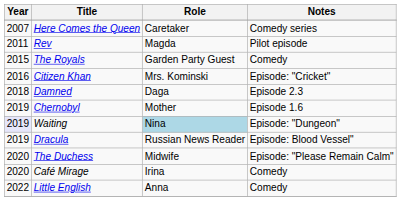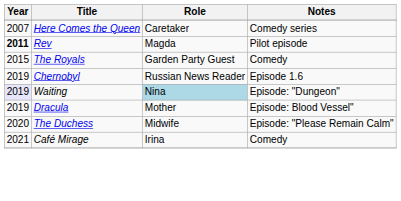(17, 44) normal -> (18, 44) bold
- row: (62, 76)
- row: (53, 92)
(161, 108) Mother -> (195, 76) Russian News Reader
(195, 140) Russian News Reader -> (161, 108) Mother
(18, 172) 2020 -> (18, 140) 2021
- row: (62, 188)
